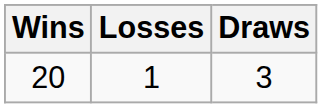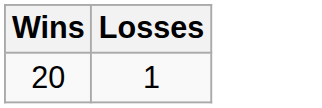- column: (264, 28)
